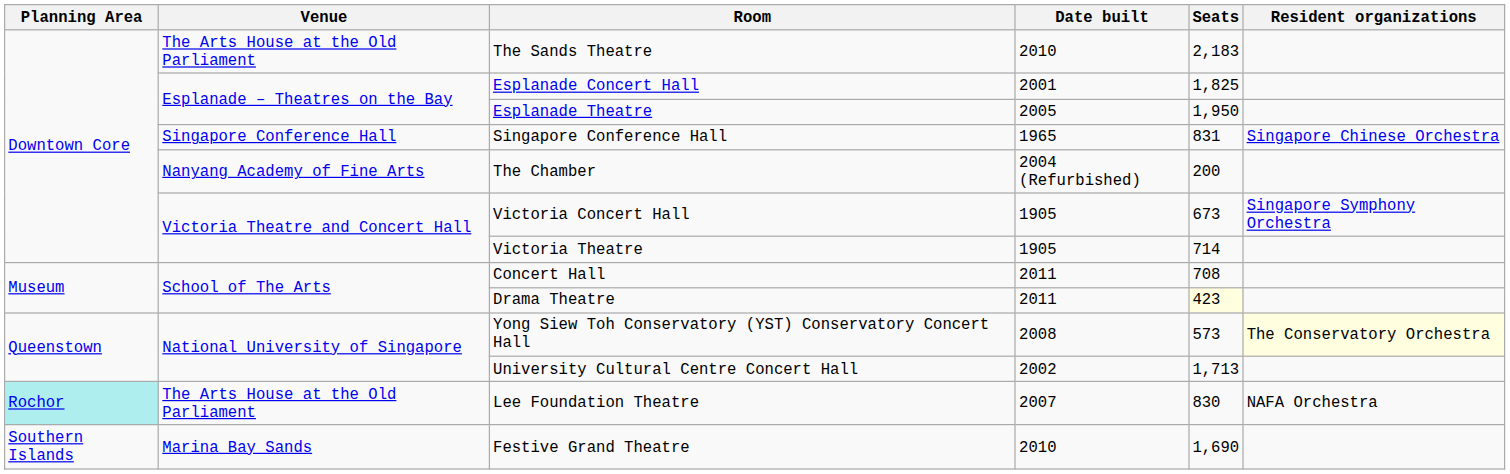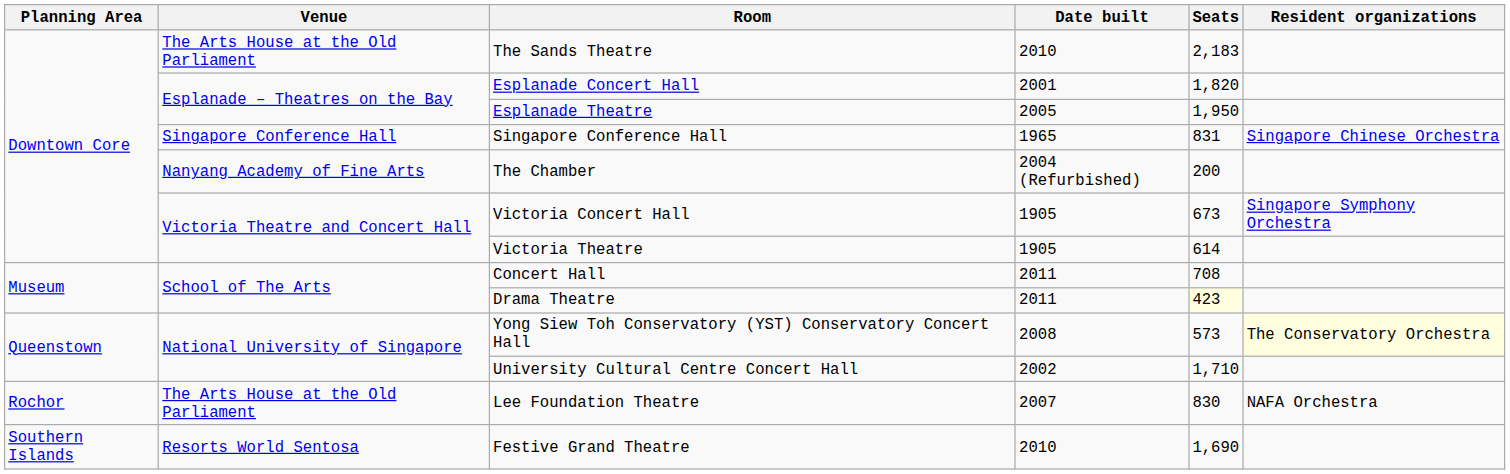(1216, 86) 1,825 -> (1216, 86) 1,820
(1206, 249) 714 -> (1206, 249) 614
(1216, 369) 1,713 -> (1216, 369) 1,710
(36, 403) paleturquoise background -> (36, 403) no background
(237, 447) Marina Bay Sands -> (261, 447) Resorts World Sentosa
